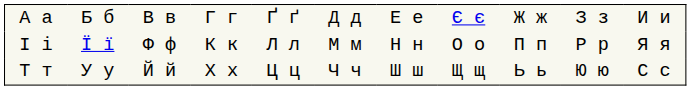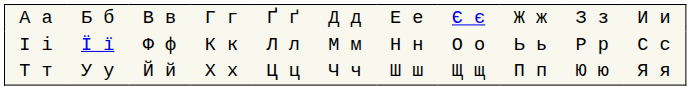(530, 45) П п -> (530, 45) Ь ь
(654, 45) Я я -> (654, 45) С с
(530, 71) Ь ь -> (530, 71) П п
(654, 71) С с -> (654, 71) Я я
